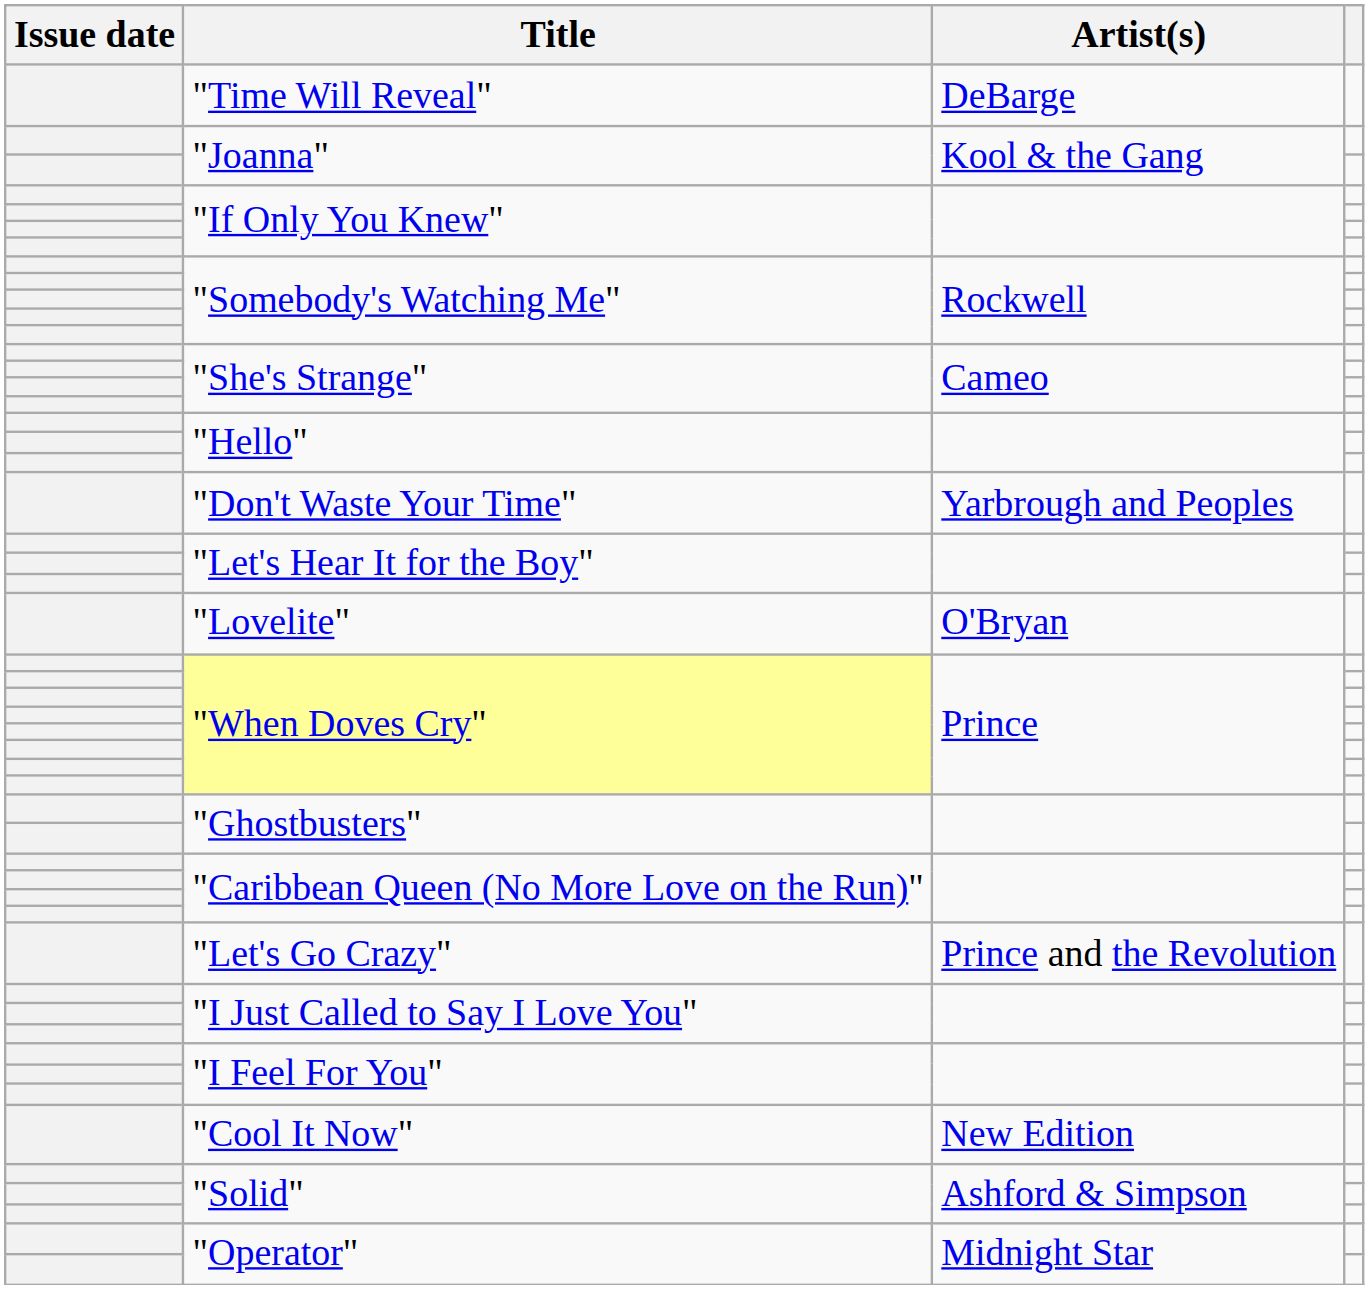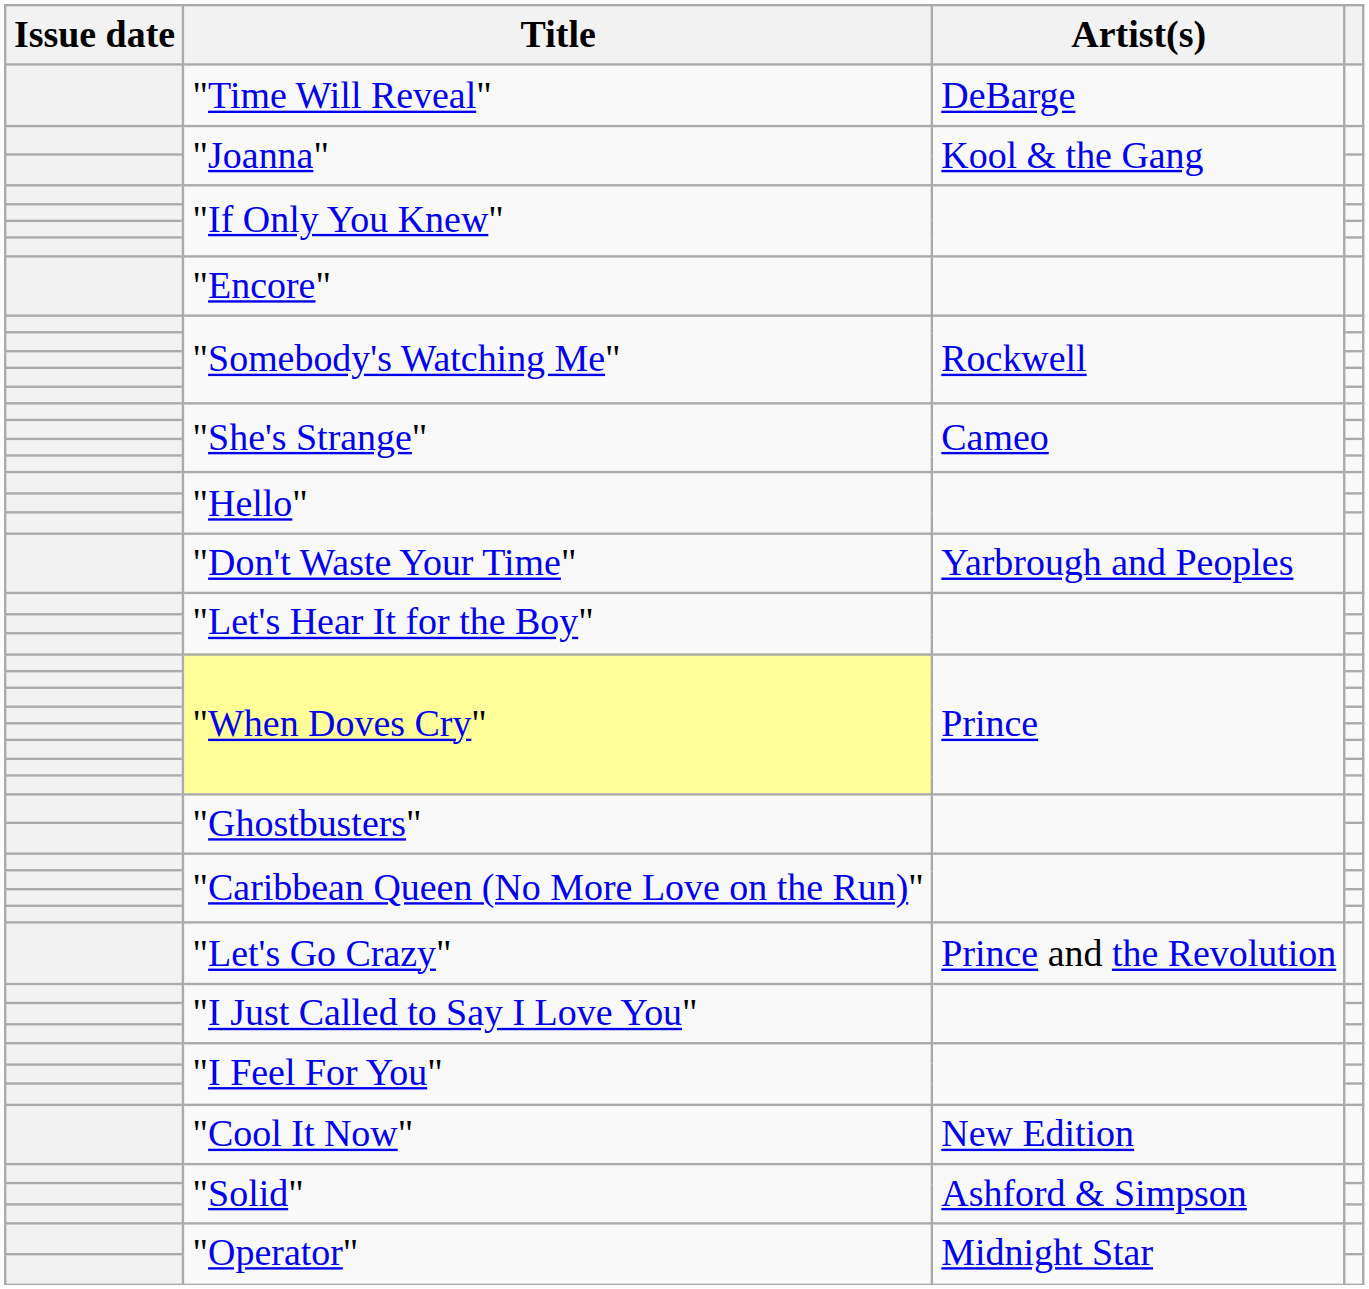+ row: (262, 284)
- row: (271, 622)
